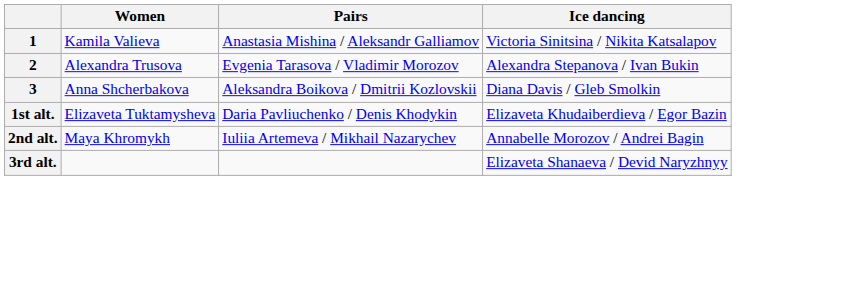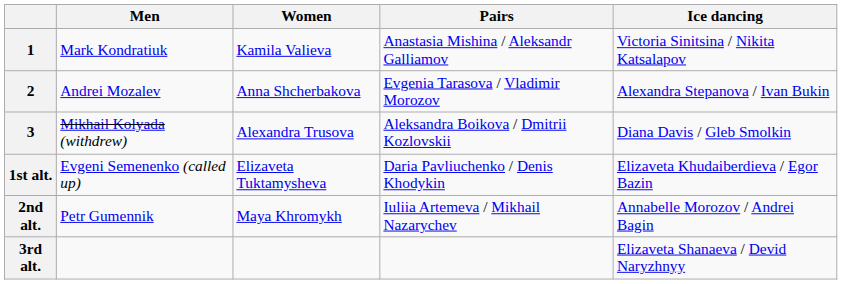+ column: (145, 16)
(123, 65) Alexandra Trusova -> (298, 91) Anna Shcherbakova
(127, 89) Anna Shcherbakova -> (295, 132) Alexandra Trusova
